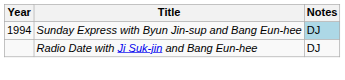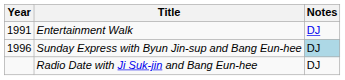+ row: (85, 30)
(19, 30) 1994 -> (19, 48) 1996
